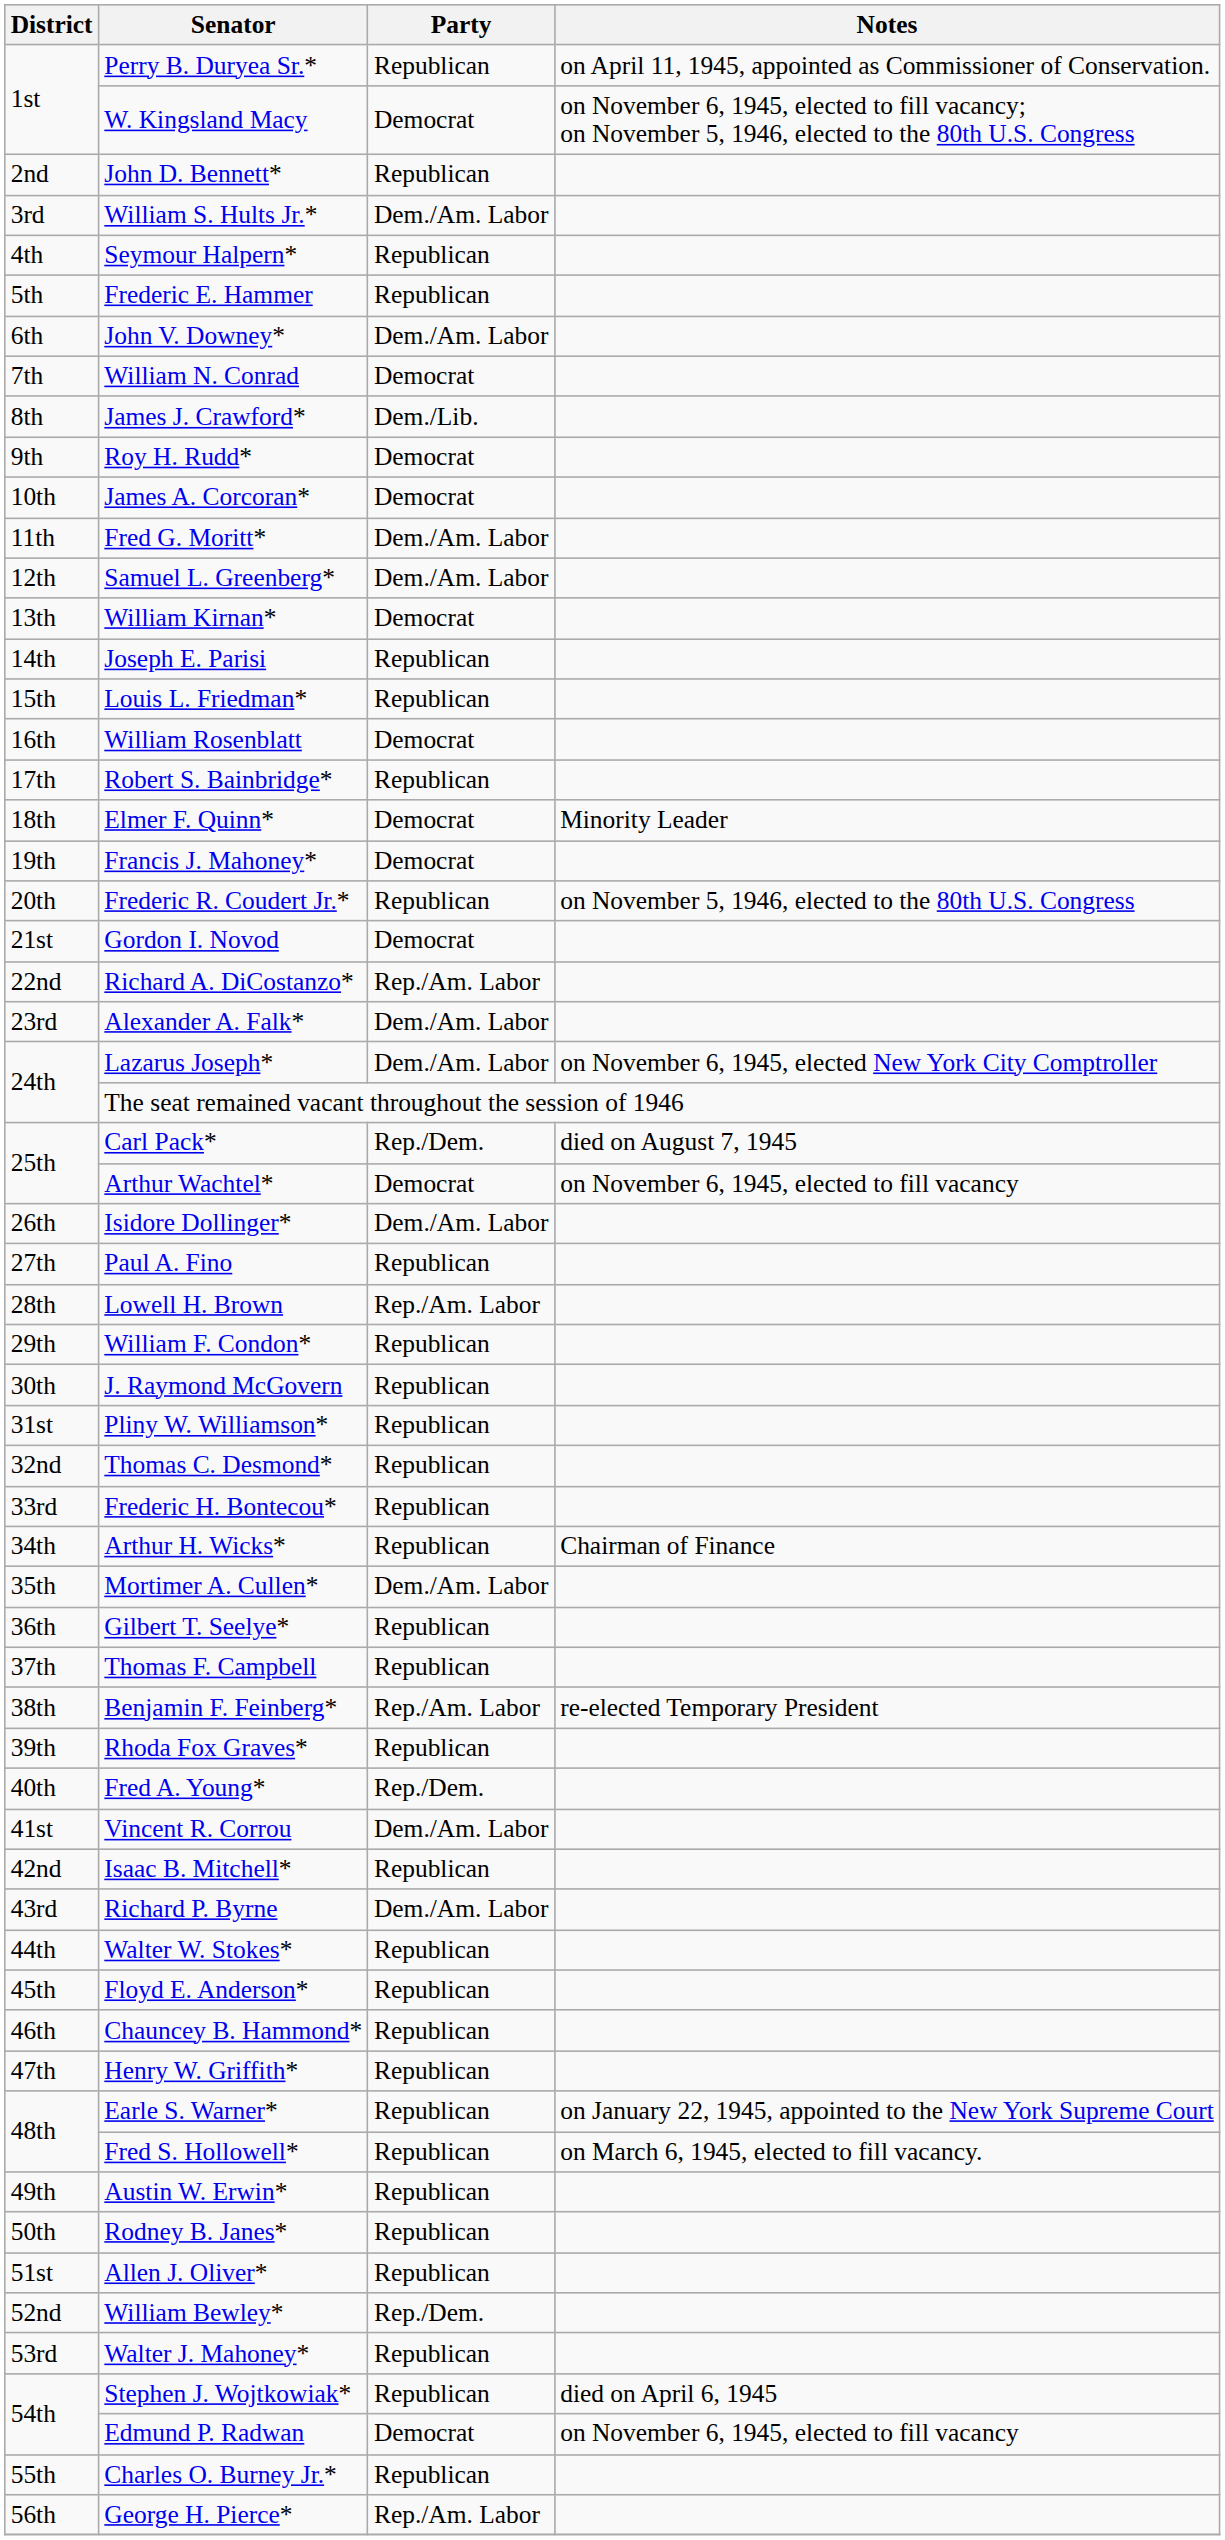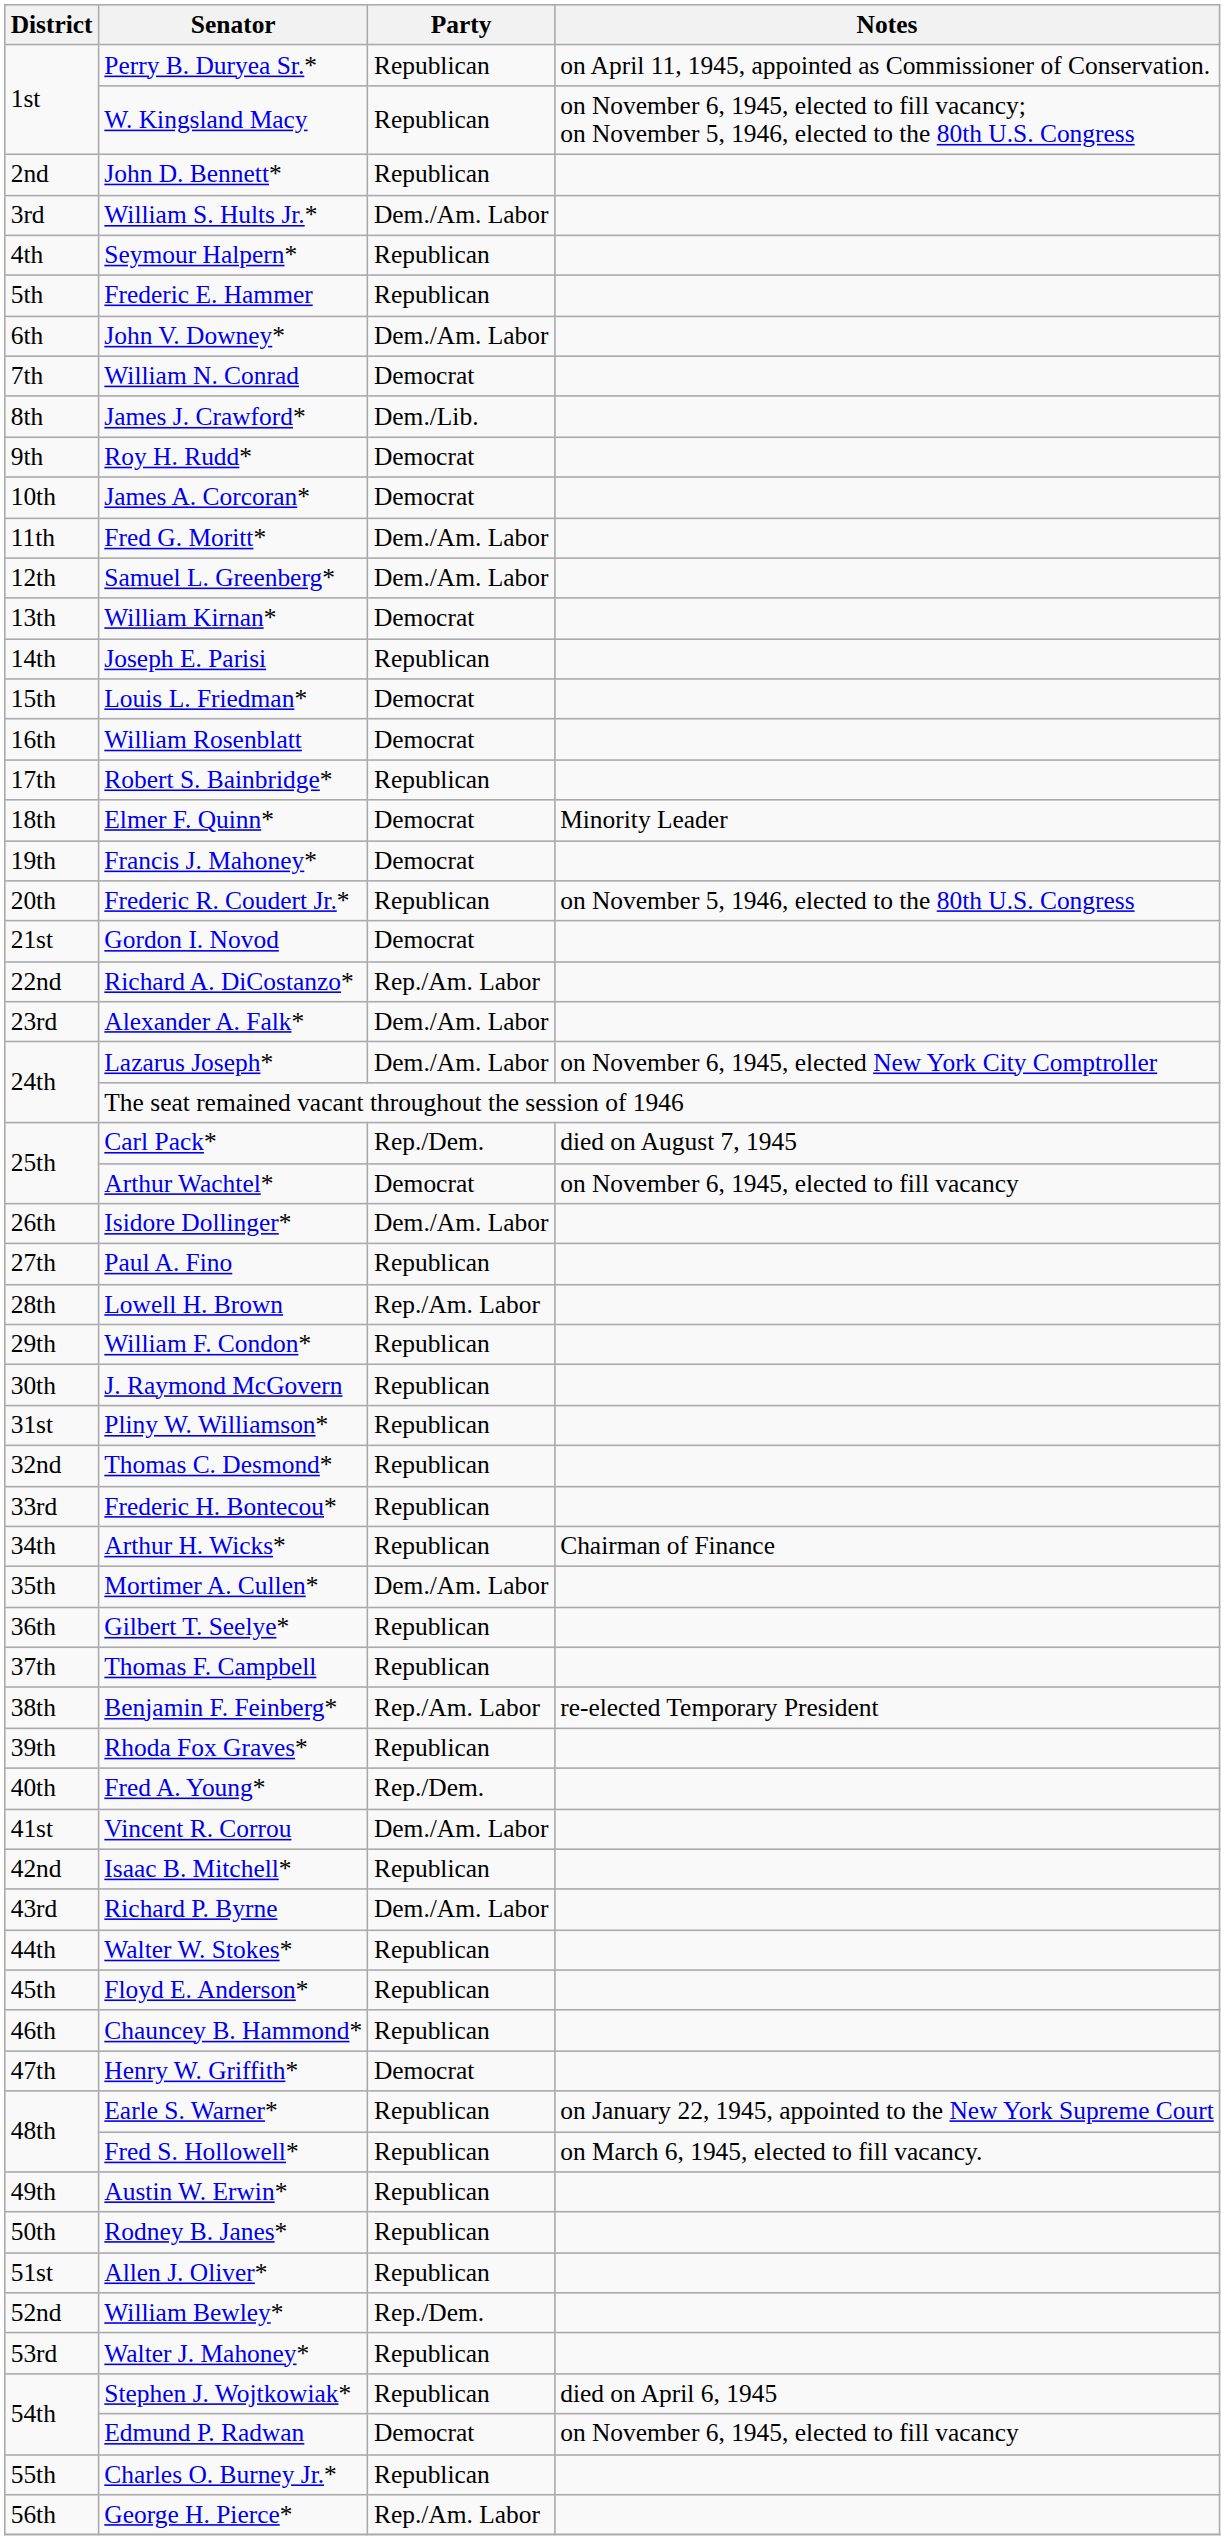(424, 119) Democrat -> (432, 119) Republican
(432, 698) Republican -> (424, 698) Democrat
(432, 2070) Republican -> (424, 2070) Democrat
